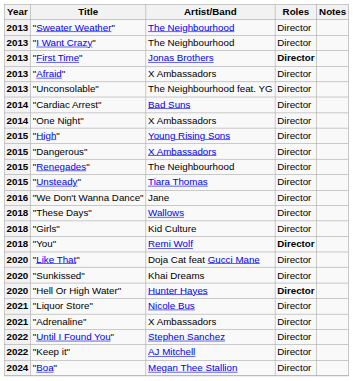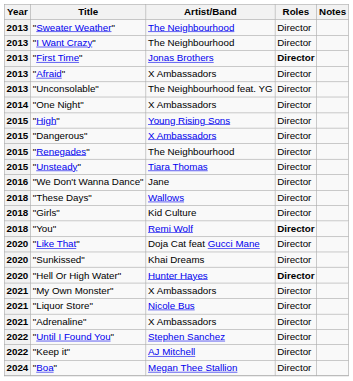- row: (67, 105)
+ row: (73, 290)
